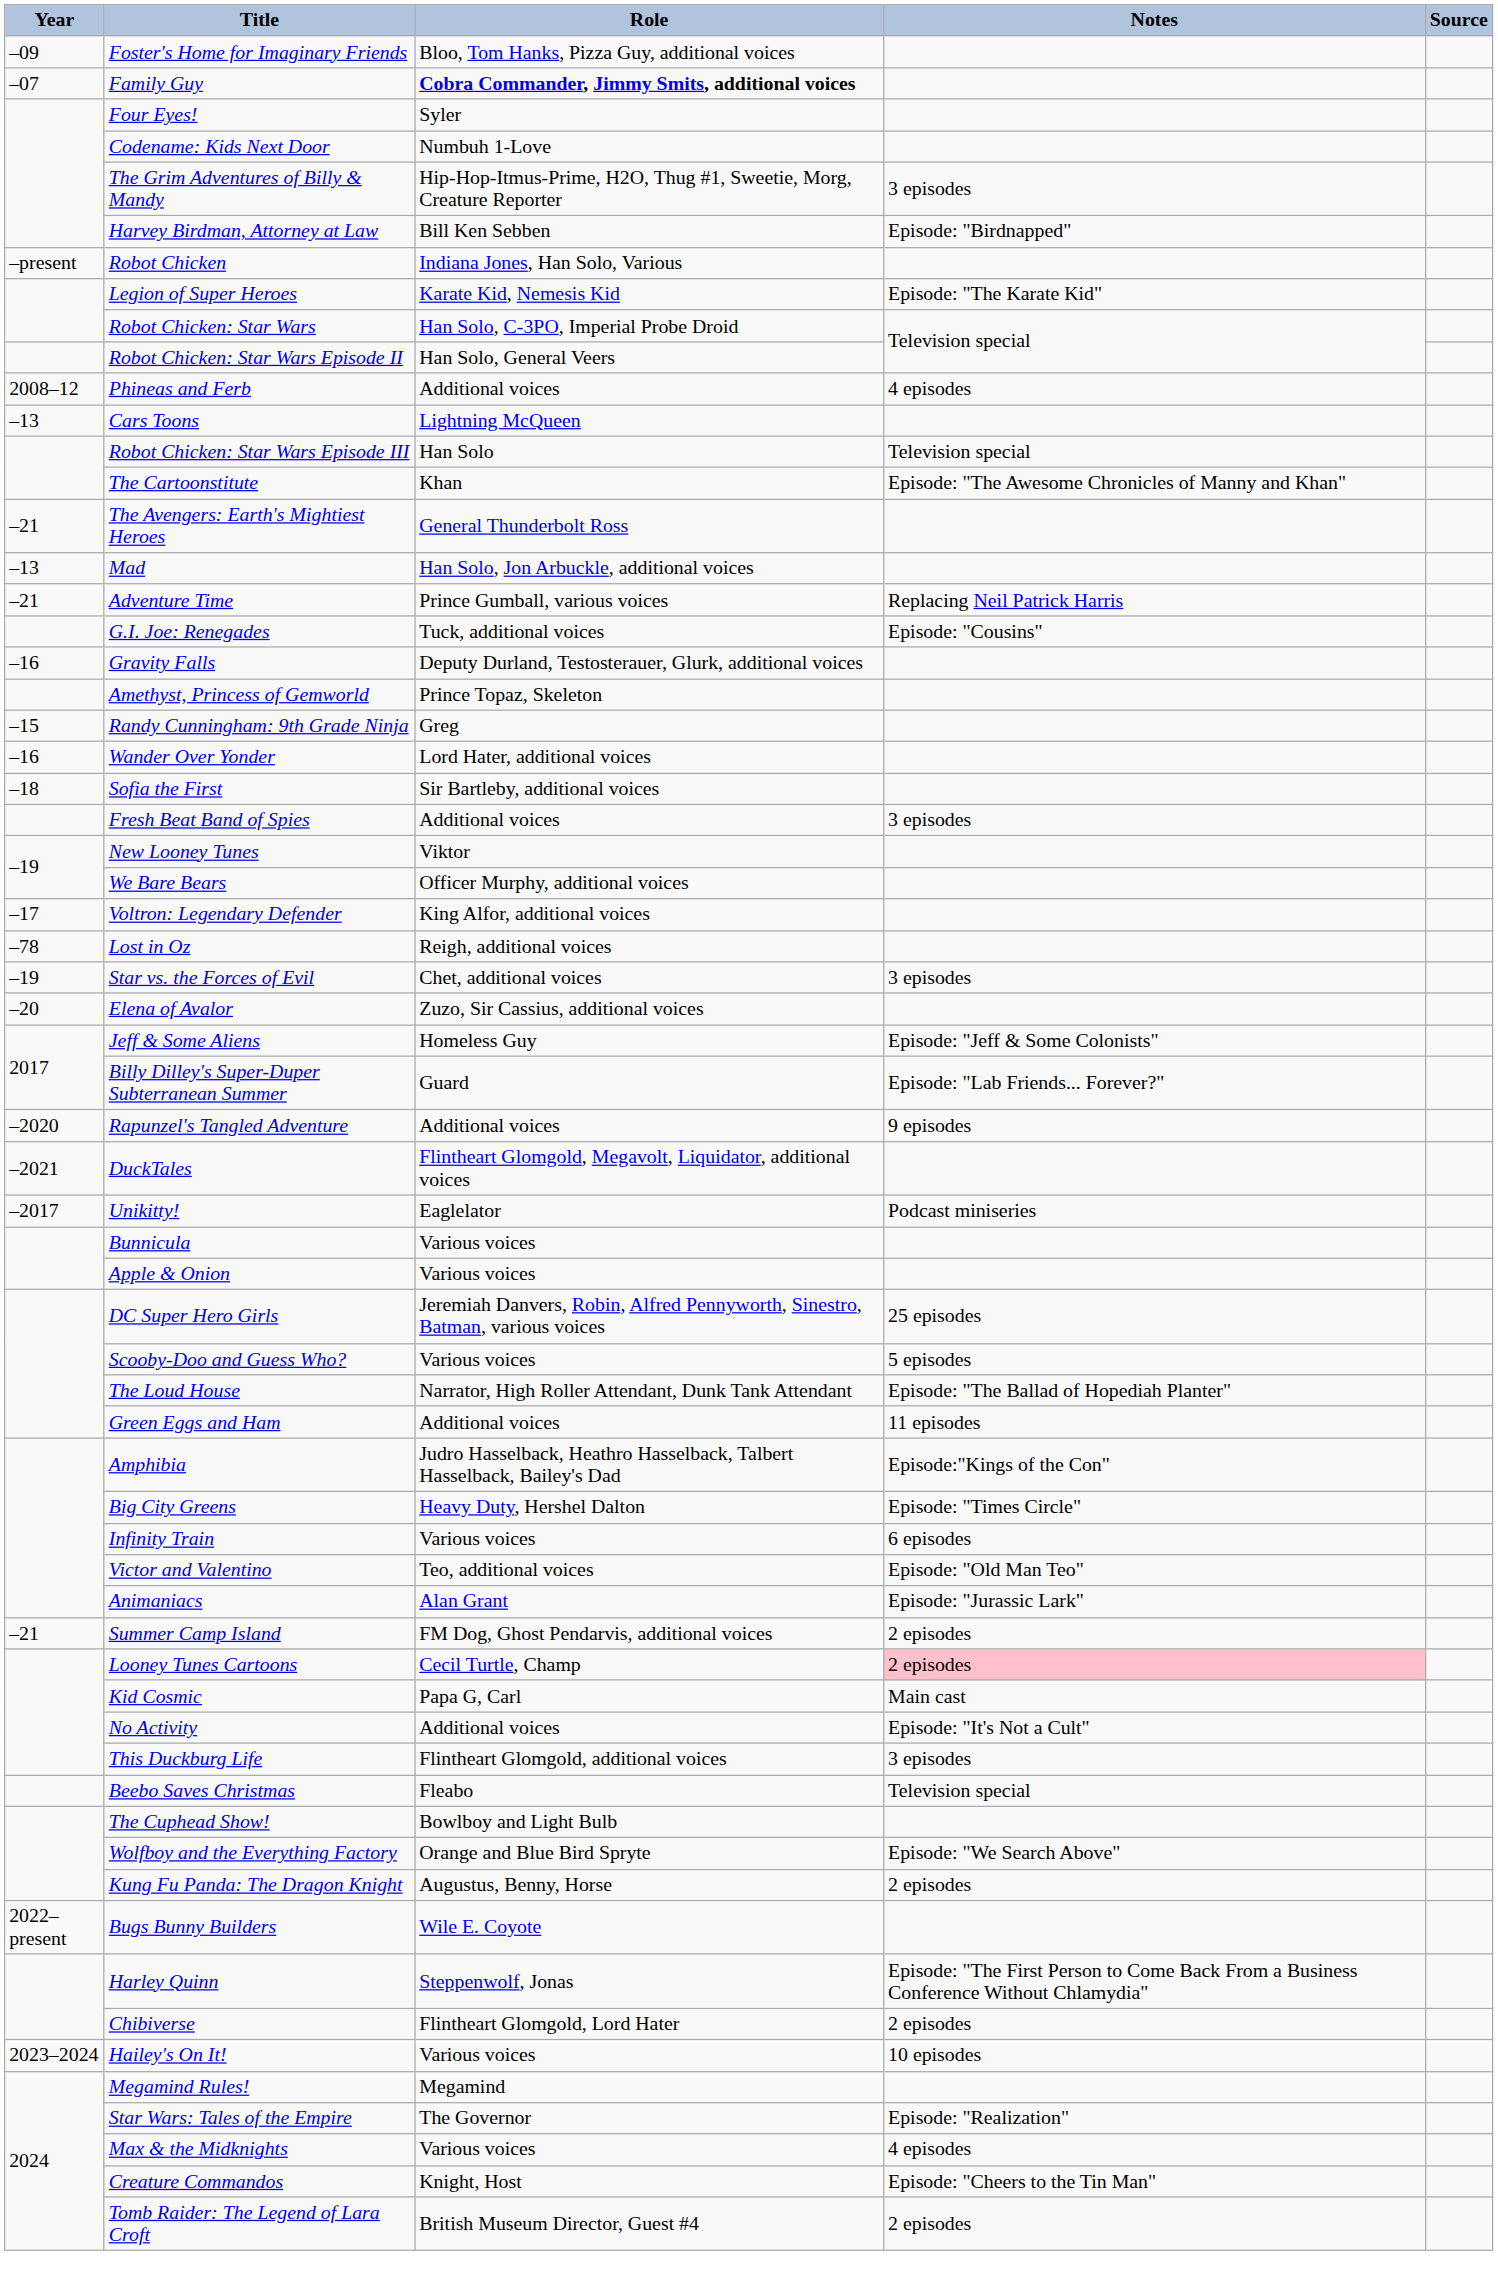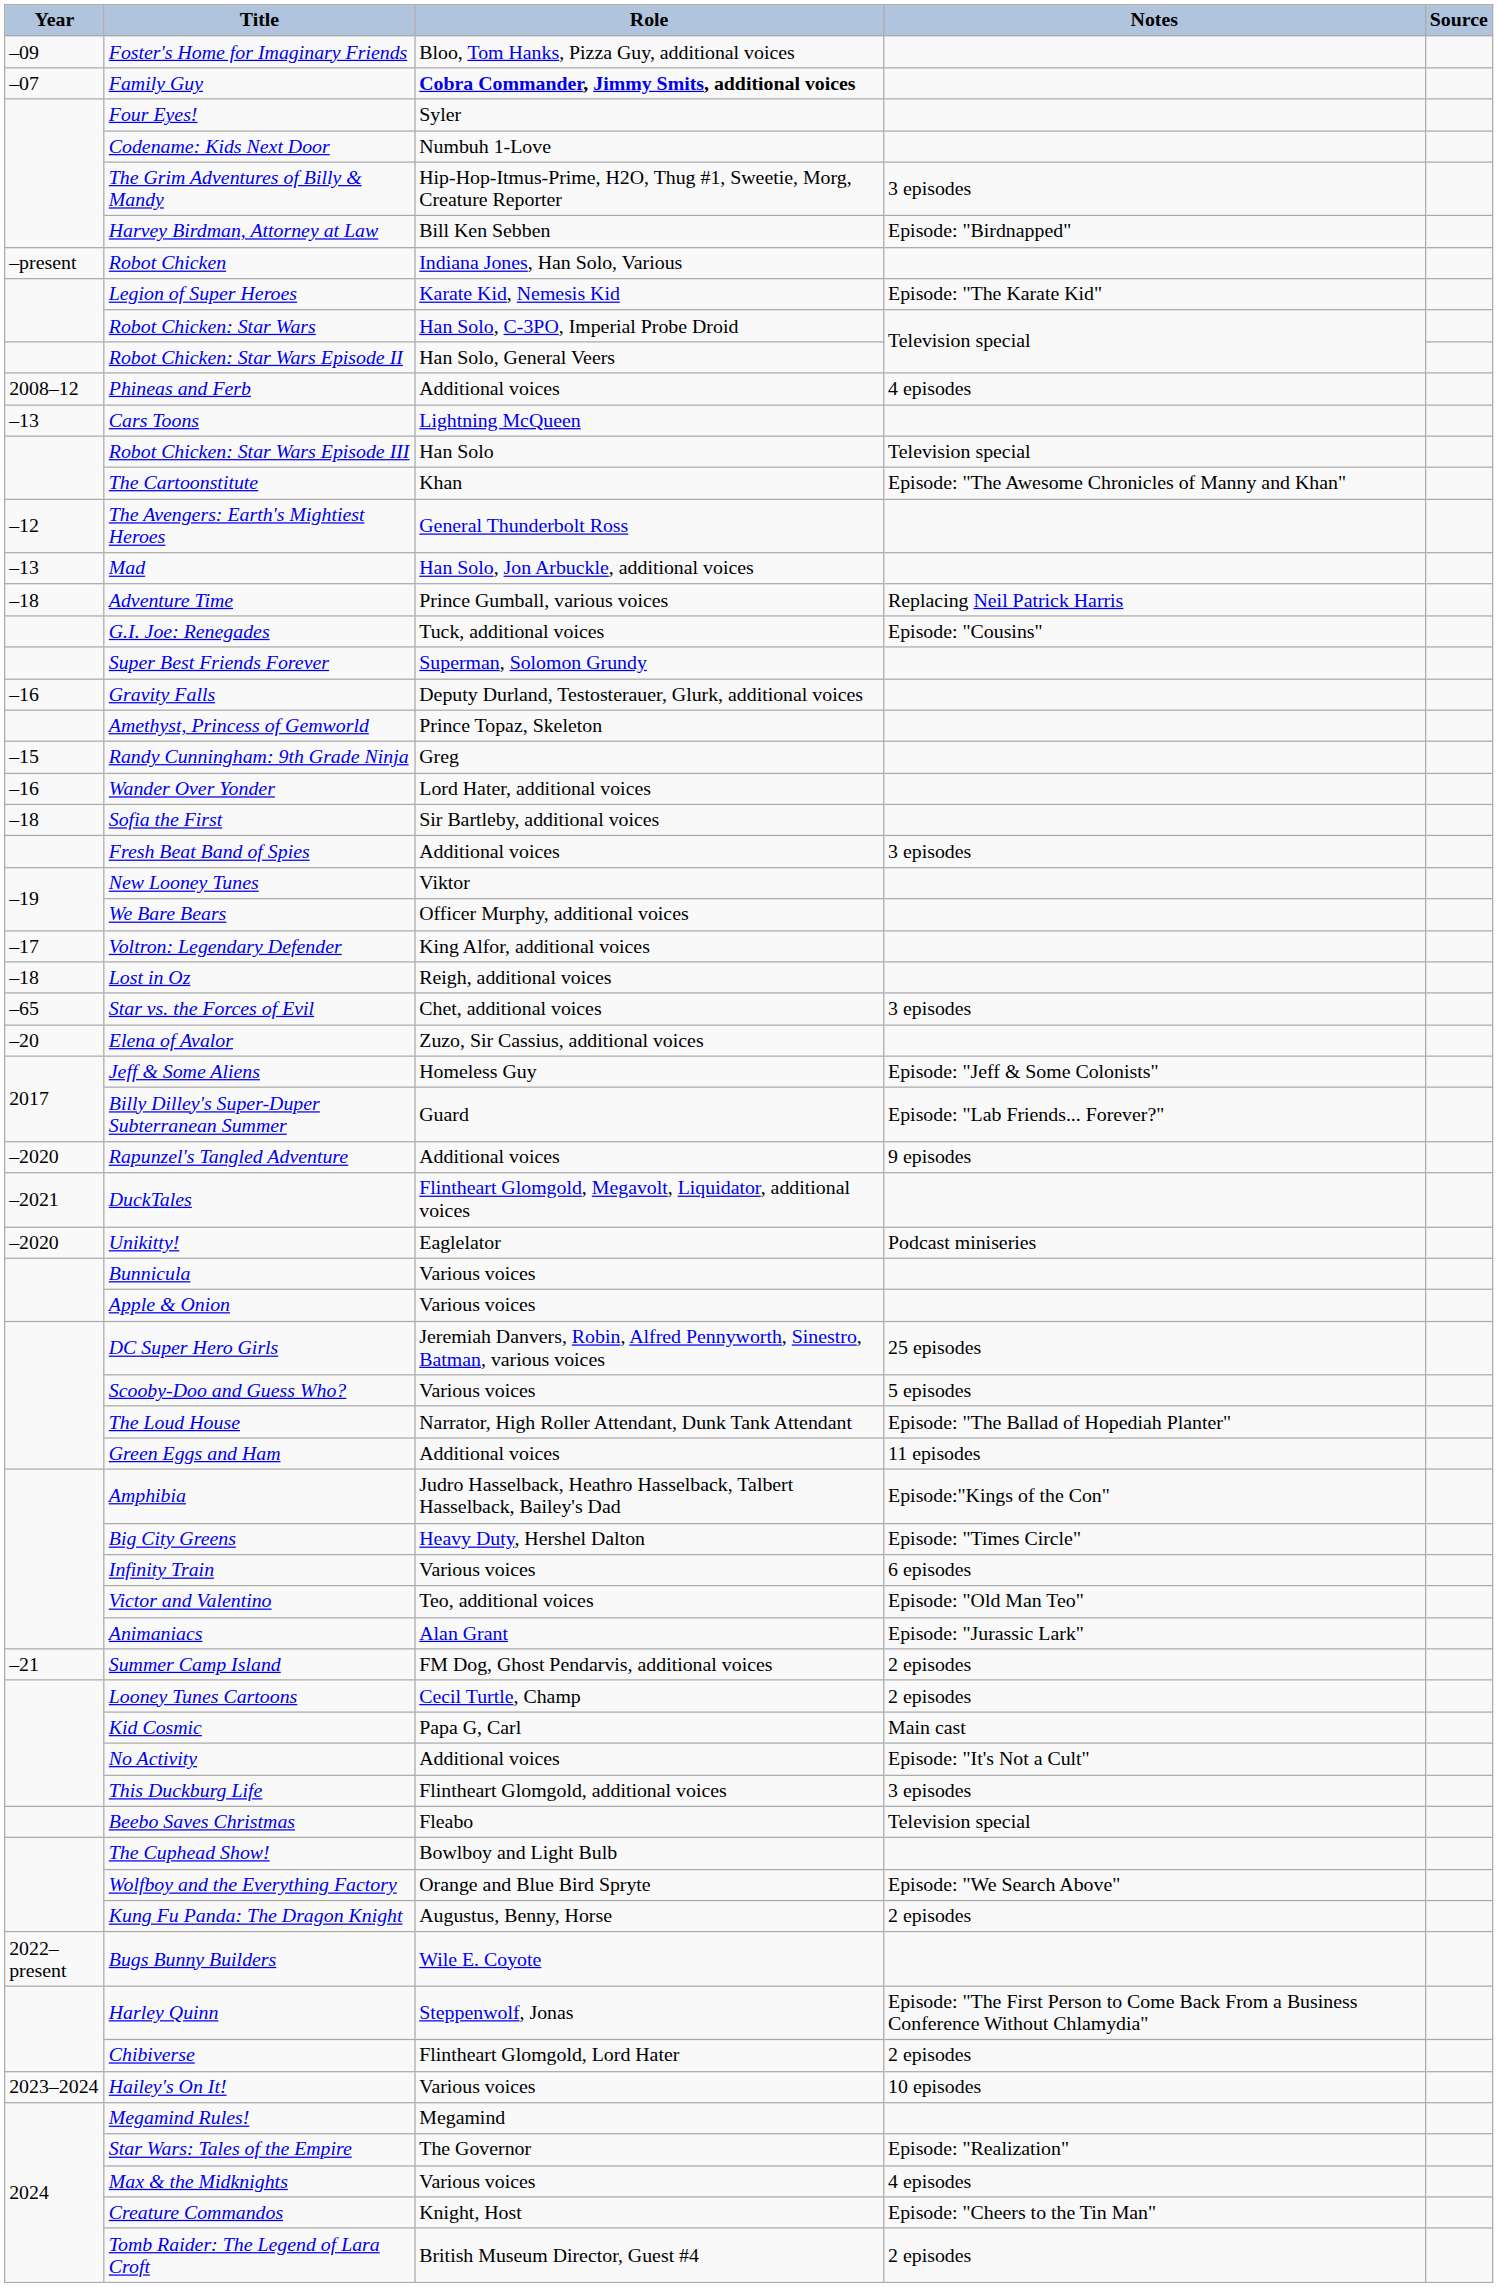(24, 525) –21 -> (24, 525) –12
(24, 599) –21 -> (24, 599) –18
+ row: (219, 662)
(24, 945) –78 -> (24, 977) –18
(24, 977) –19 -> (24, 1008) –65
(34, 1210) –2017 -> (34, 1242) –2020
(930, 1664) pink background -> (930, 1695) no background
